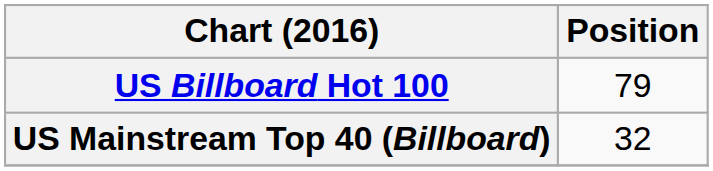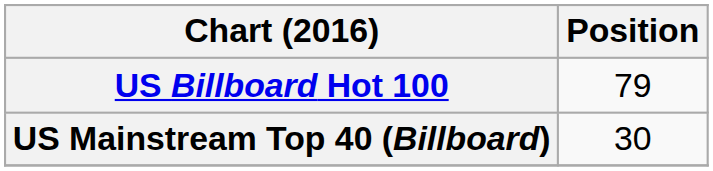(633, 138) 32 -> (633, 138) 30
